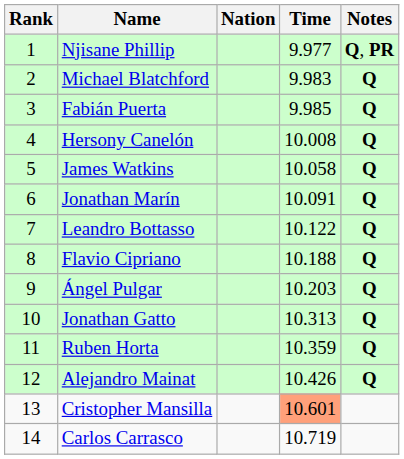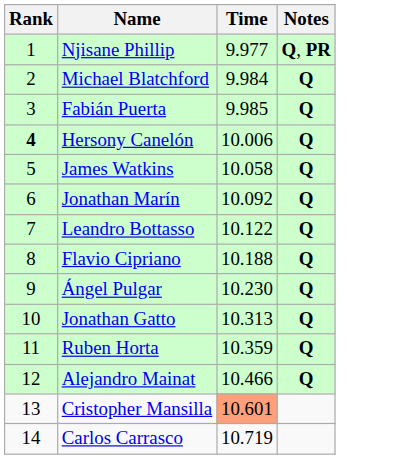- column: (248, 19)
(310, 79) 9.983 -> (247, 79) 9.984
(31, 139) normal -> (31, 139) bold
(310, 139) 10.008 -> (247, 139) 10.006
(310, 199) 10.091 -> (247, 199) 10.092
(310, 288) 10.203 -> (247, 288) 10.230
(310, 378) 10.426 -> (247, 378) 10.466
